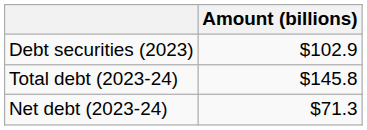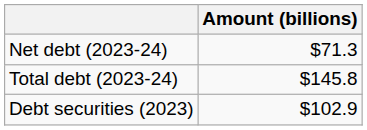rows swapped: (88, 109) <-> (101, 49)
